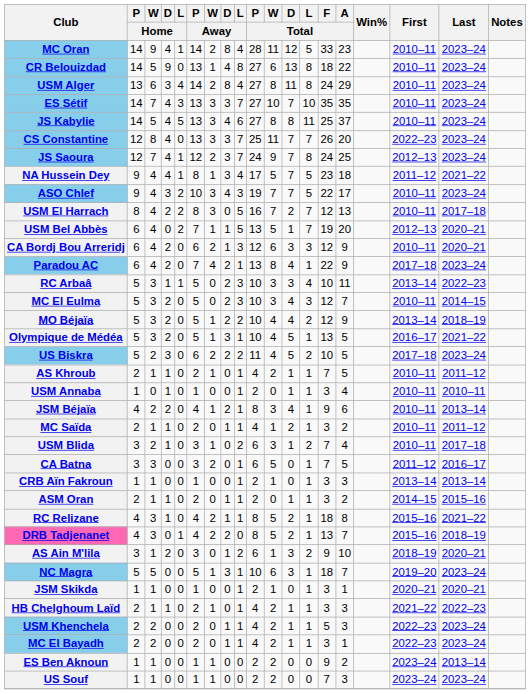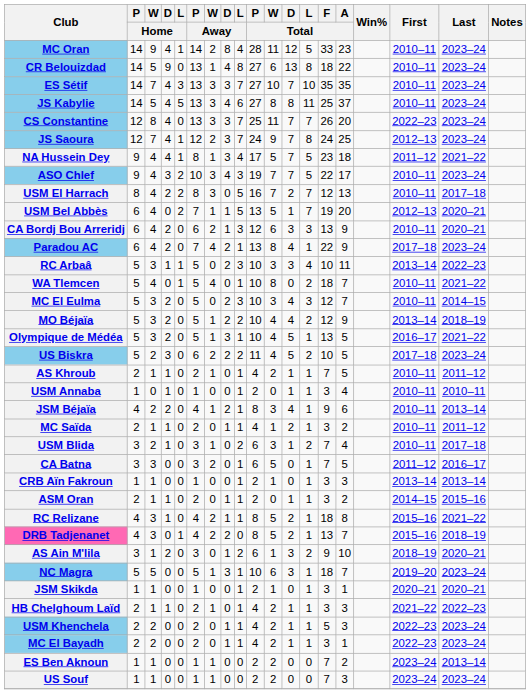- row: (66, 85)
(327, 247) 12 -> (327, 229) 13
+ row: (66, 283)
(327, 662) 9 -> (327, 662) 7
